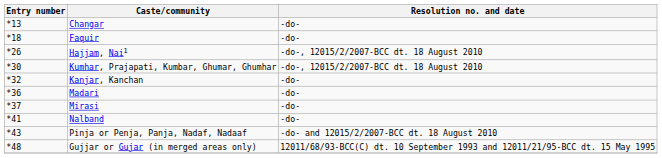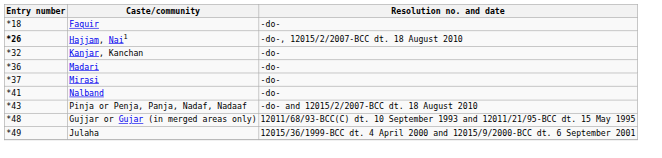- row: (87, 24)
(14, 52) normal -> (14, 39) bold
- row: (173, 66)
+ row: (84, 133)
